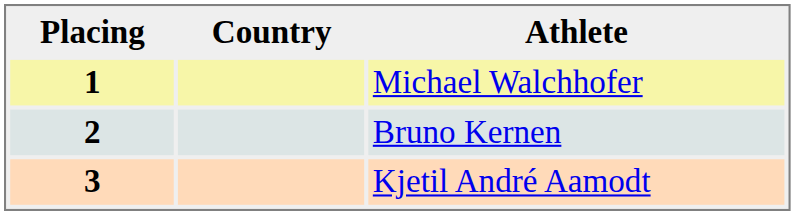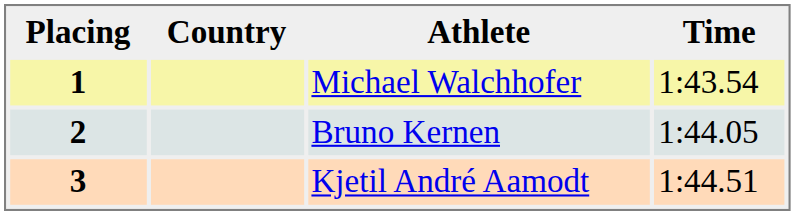+ column: (719, 32)
